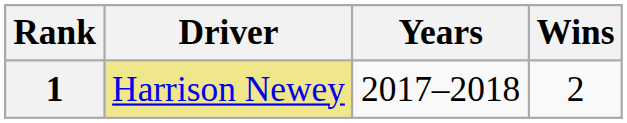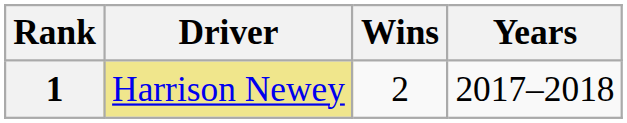columns swapped: (576, 32) <-> (441, 32)
